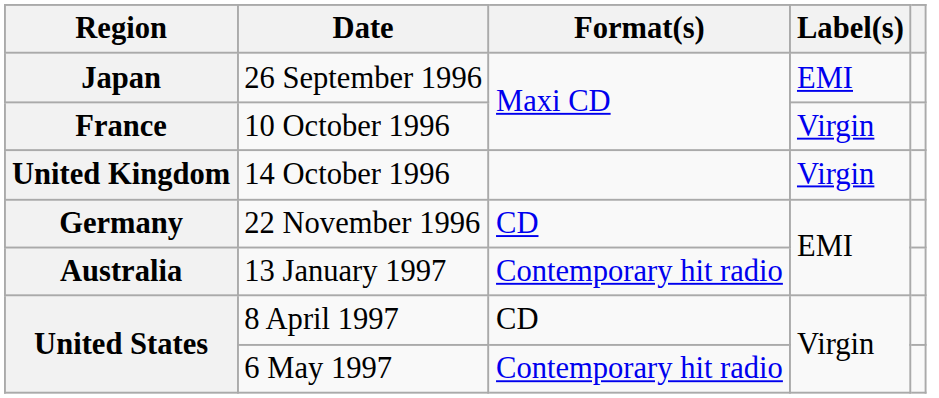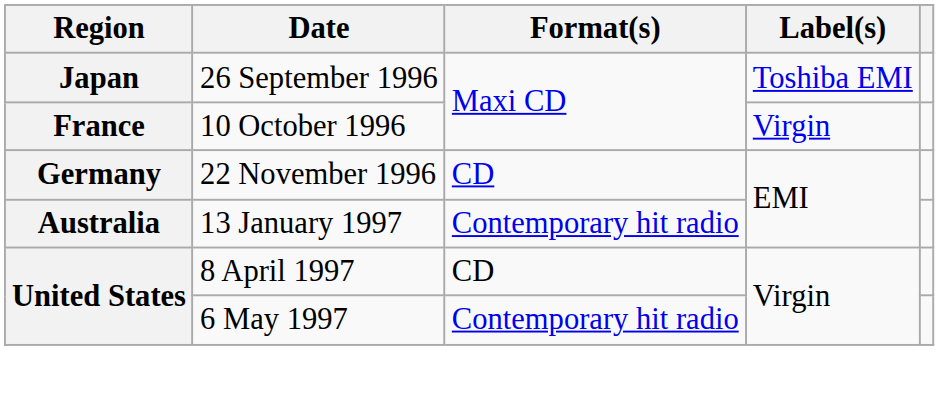(825, 77) EMI -> (833, 77) Toshiba EMI
- row: (347, 174)
